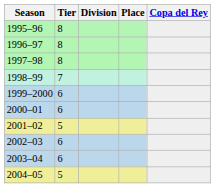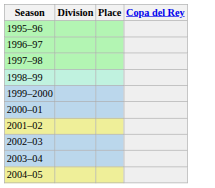- column: (67, 12)
